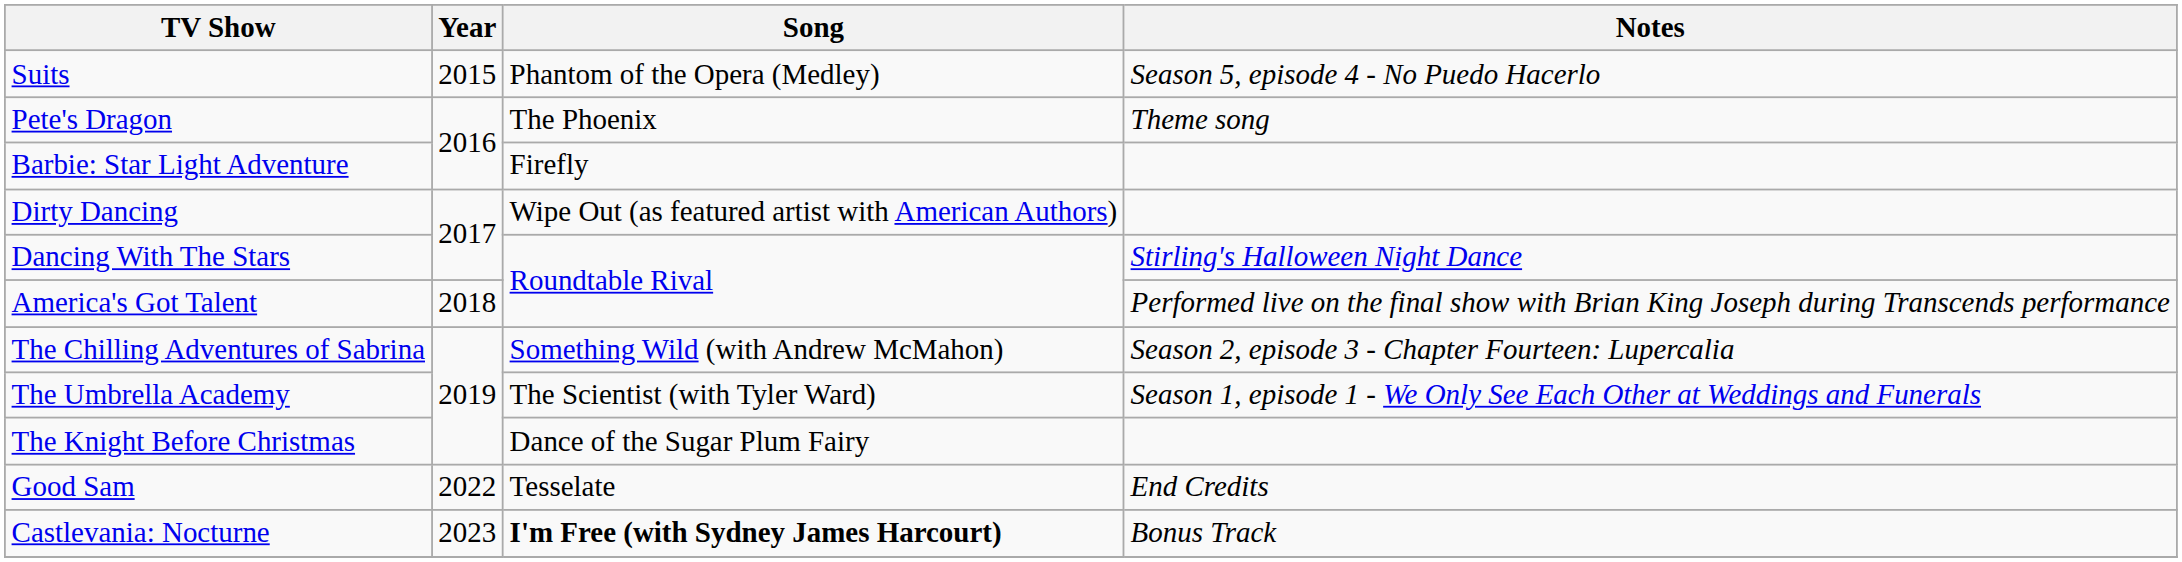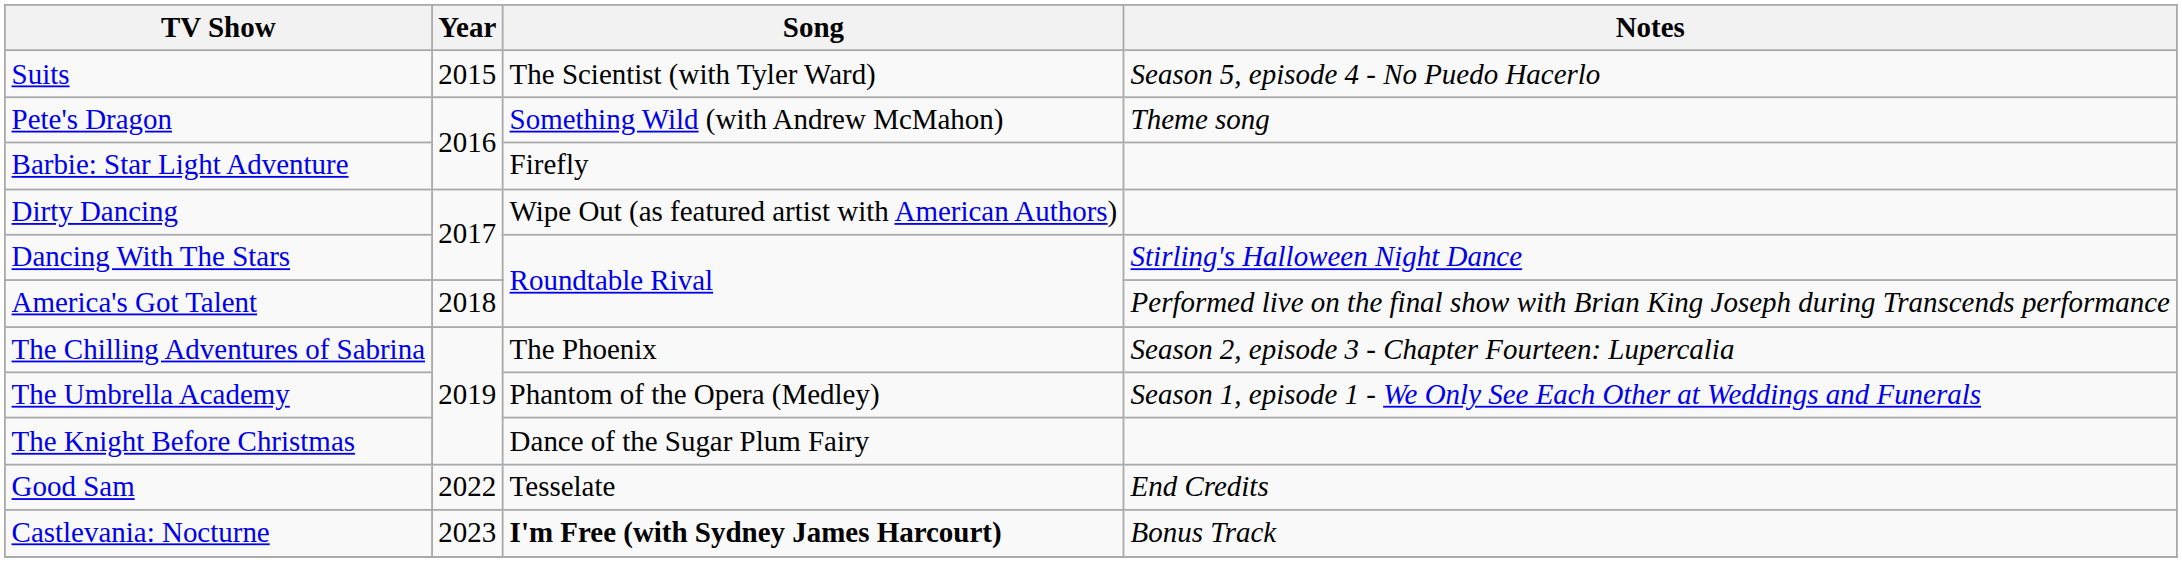(695, 73) Phantom of the Opera (Medley) -> (693, 73) The Scientist (with Tyler Ward)
(583, 119) The Phoenix -> (757, 119) Something Wild (with Andrew McMahon)
(757, 348) Something Wild (with Andrew McMahon) -> (583, 348) The Phoenix
(693, 394) The Scientist (with Tyler Ward) -> (695, 394) Phantom of the Opera (Medley)
